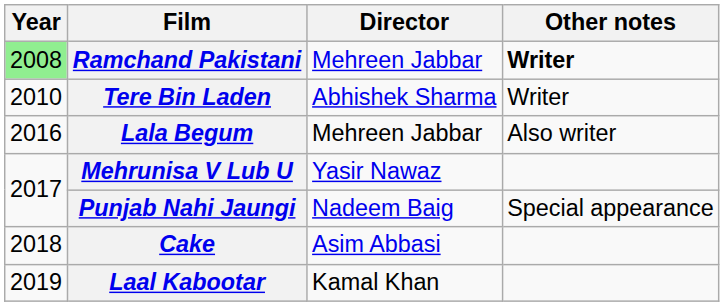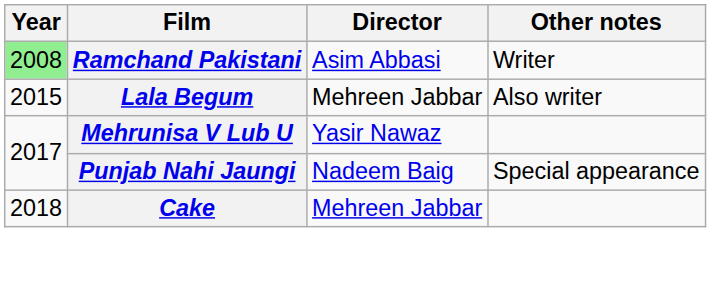(397, 60) Mehreen Jabbar -> (376, 60) Asim Abbasi
(541, 60) bold -> (524, 60) normal
- row: (187, 97)
(36, 134) 2016 -> (36, 97) 2015
(376, 245) Asim Abbasi -> (397, 208) Mehreen Jabbar
- row: (187, 282)
